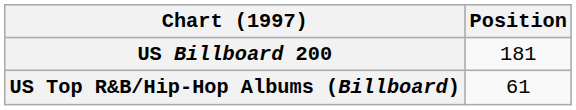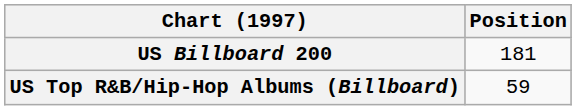(518, 87) 61 -> (518, 87) 59
